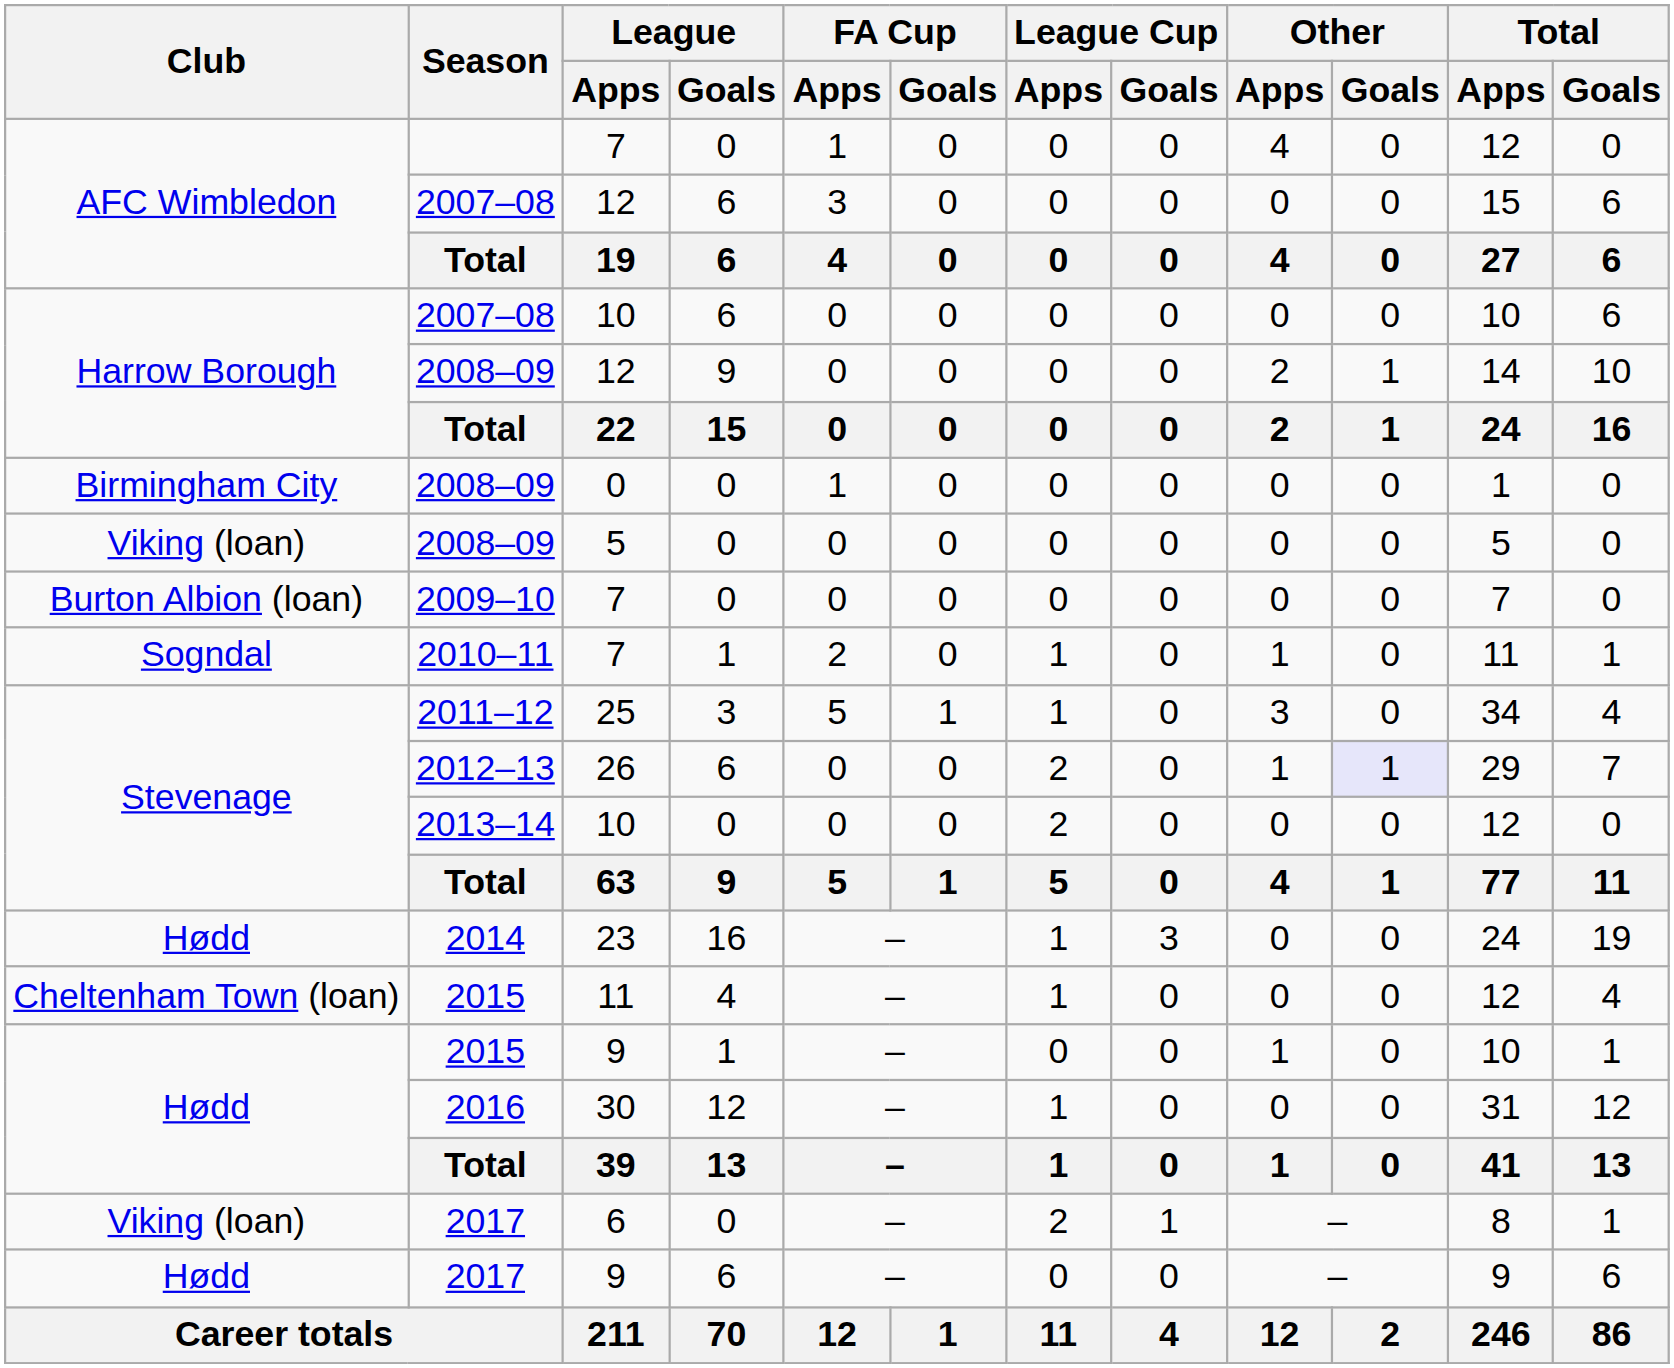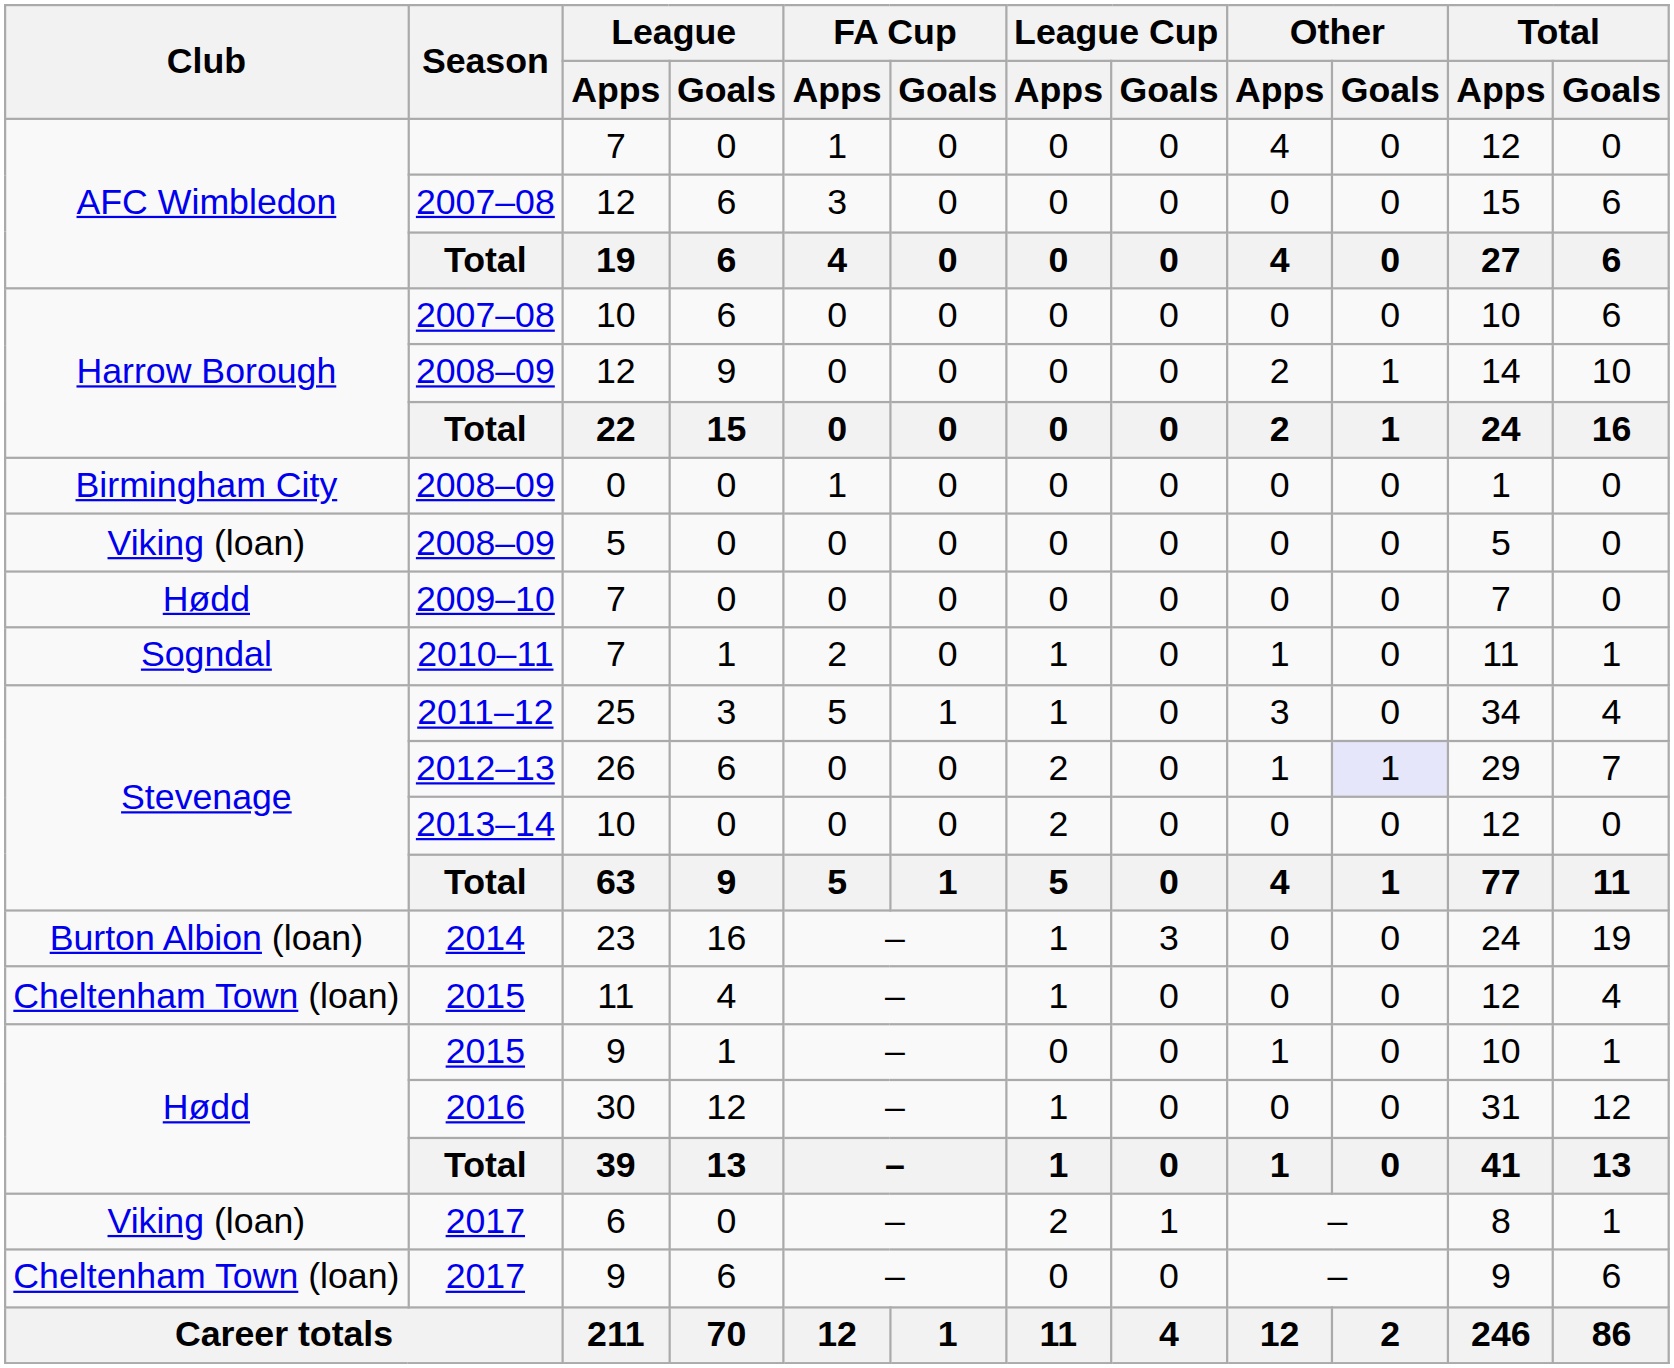(206, 598) Burton Albion (loan) -> (206, 598) Hødd
(206, 938) Hødd -> (206, 938) Burton Albion (loan)
(206, 1277) Hødd -> (206, 1277) Cheltenham Town (loan)
